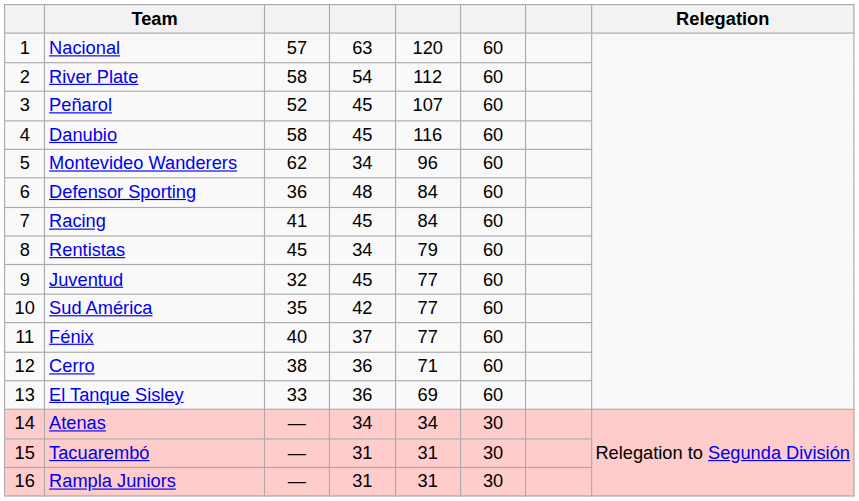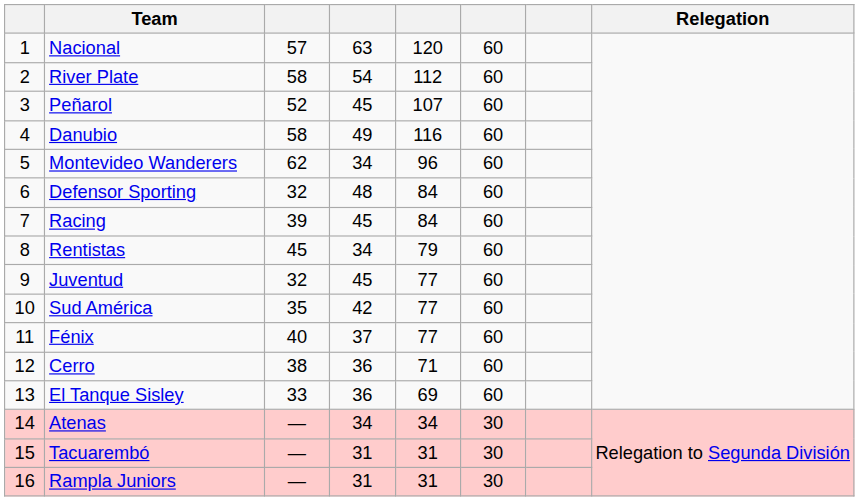(362, 134) 45 -> (362, 134) 49
(297, 192) 36 -> (297, 192) 32
(297, 221) 41 -> (297, 221) 39
